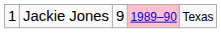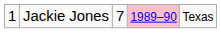(120, 16) 9 -> (120, 16) 7
